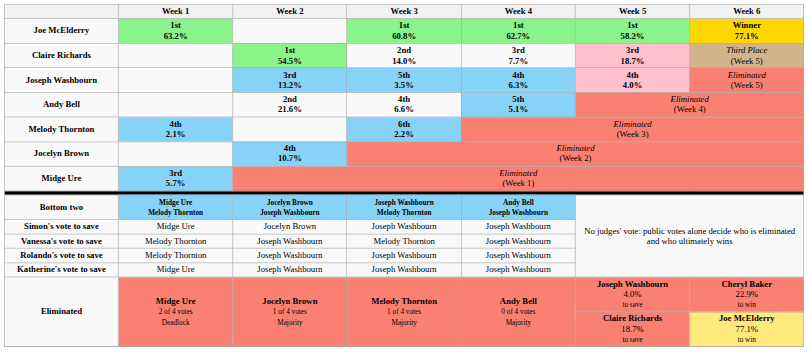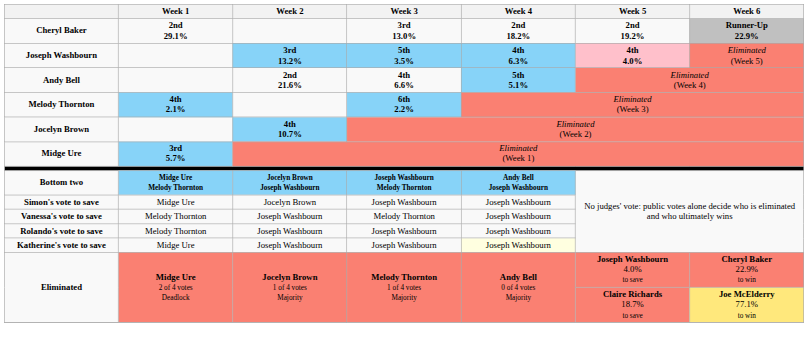- row: (61, 30)
+ row: (61, 30)
- row: (61, 55)
(518, 269) no background -> (518, 245) lightyellow background
